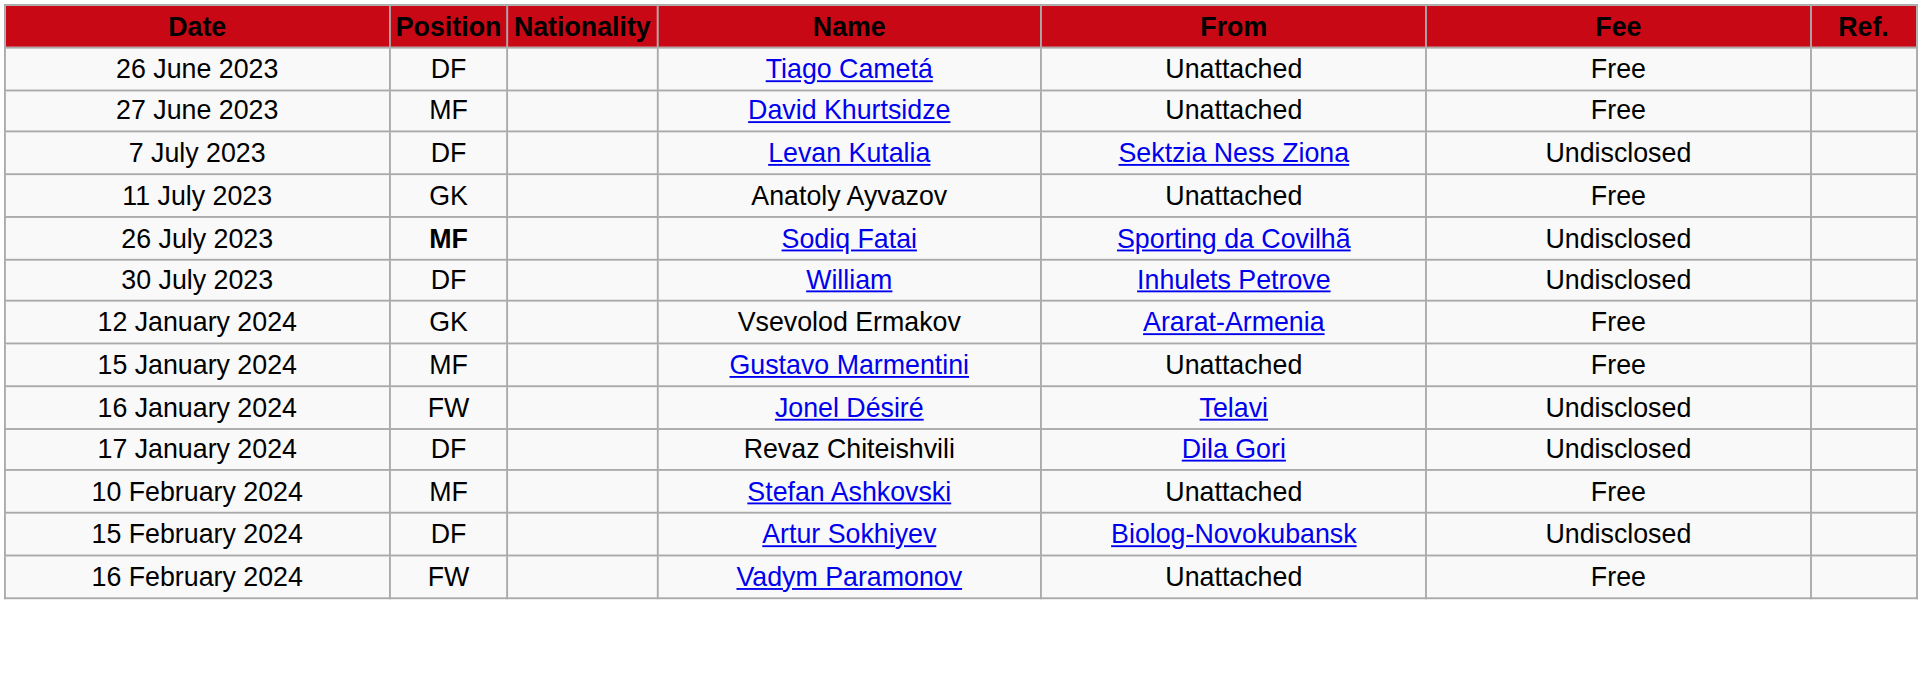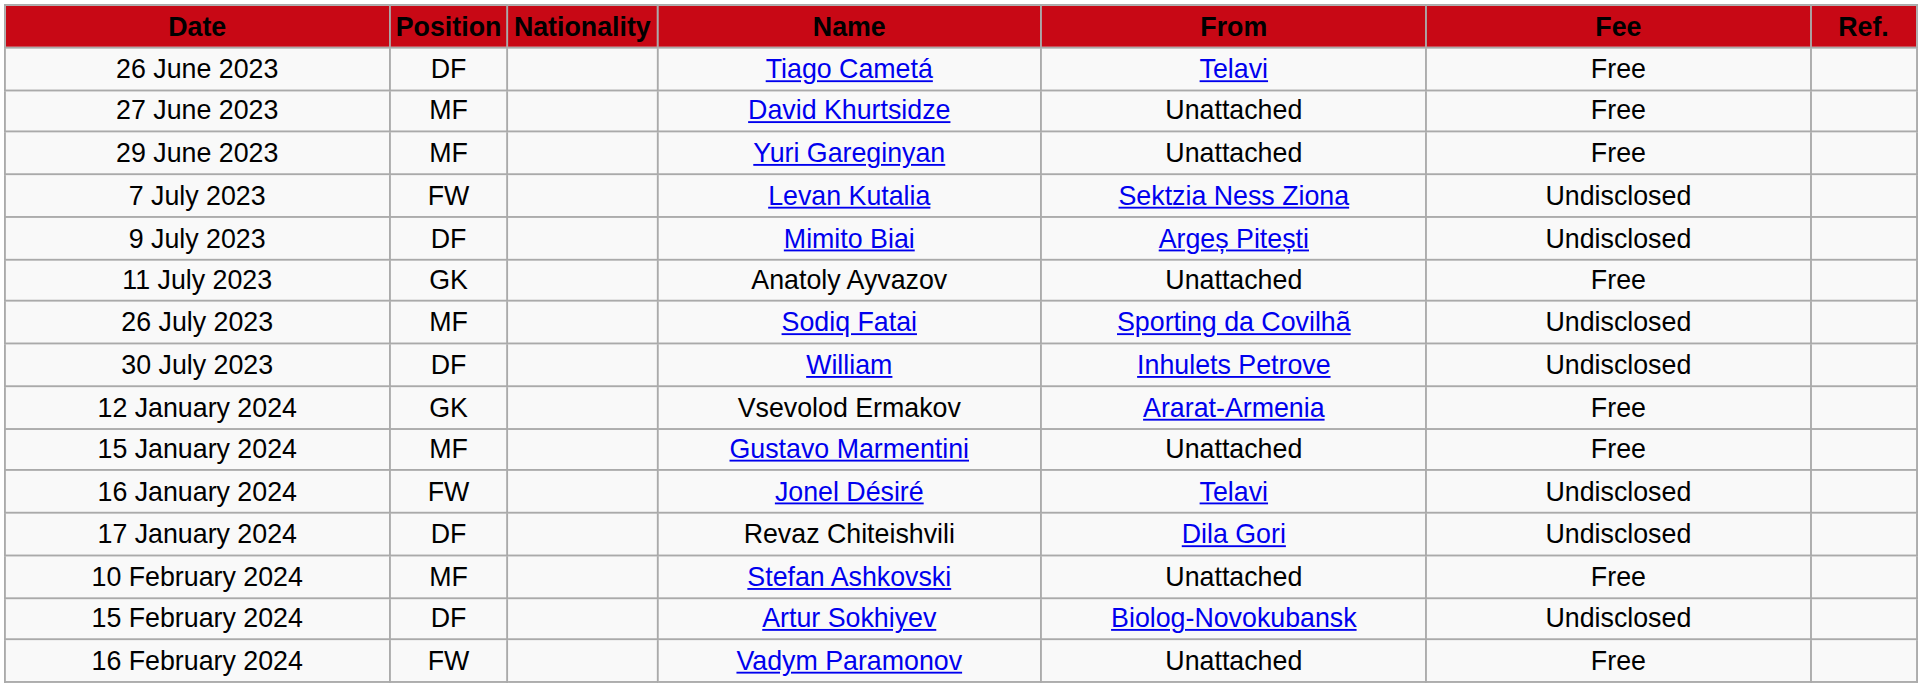(1234, 69) Unattached -> (1234, 69) Telavi
+ row: (197, 153)
(449, 153) DF -> (449, 196) FW
+ row: (197, 238)
(449, 238) bold -> (449, 323) normal
